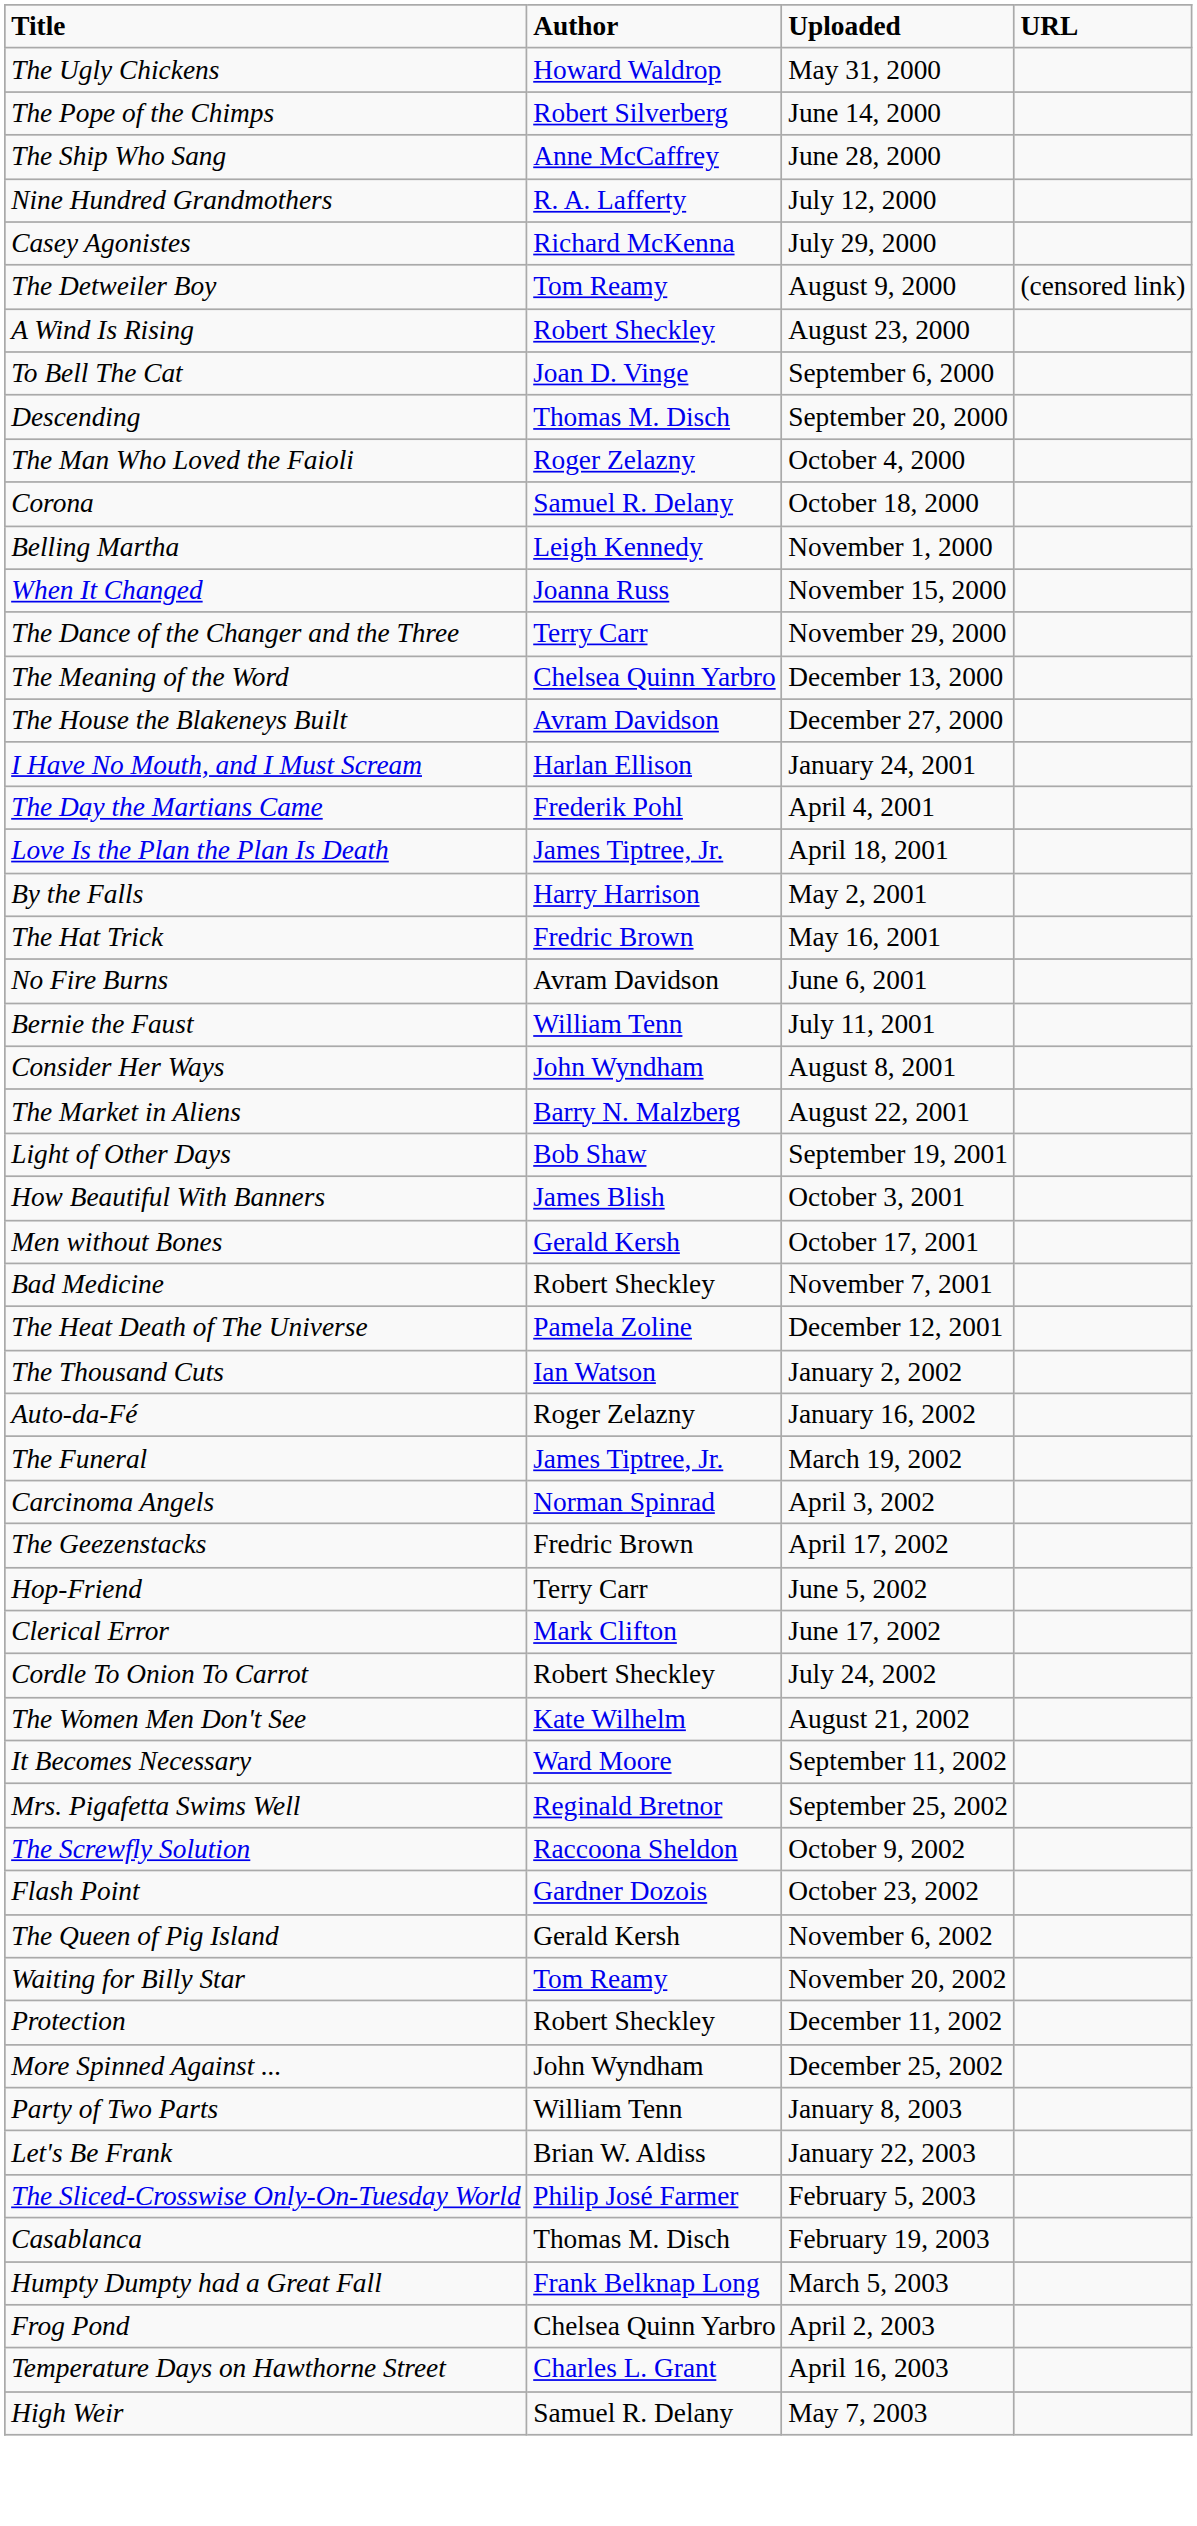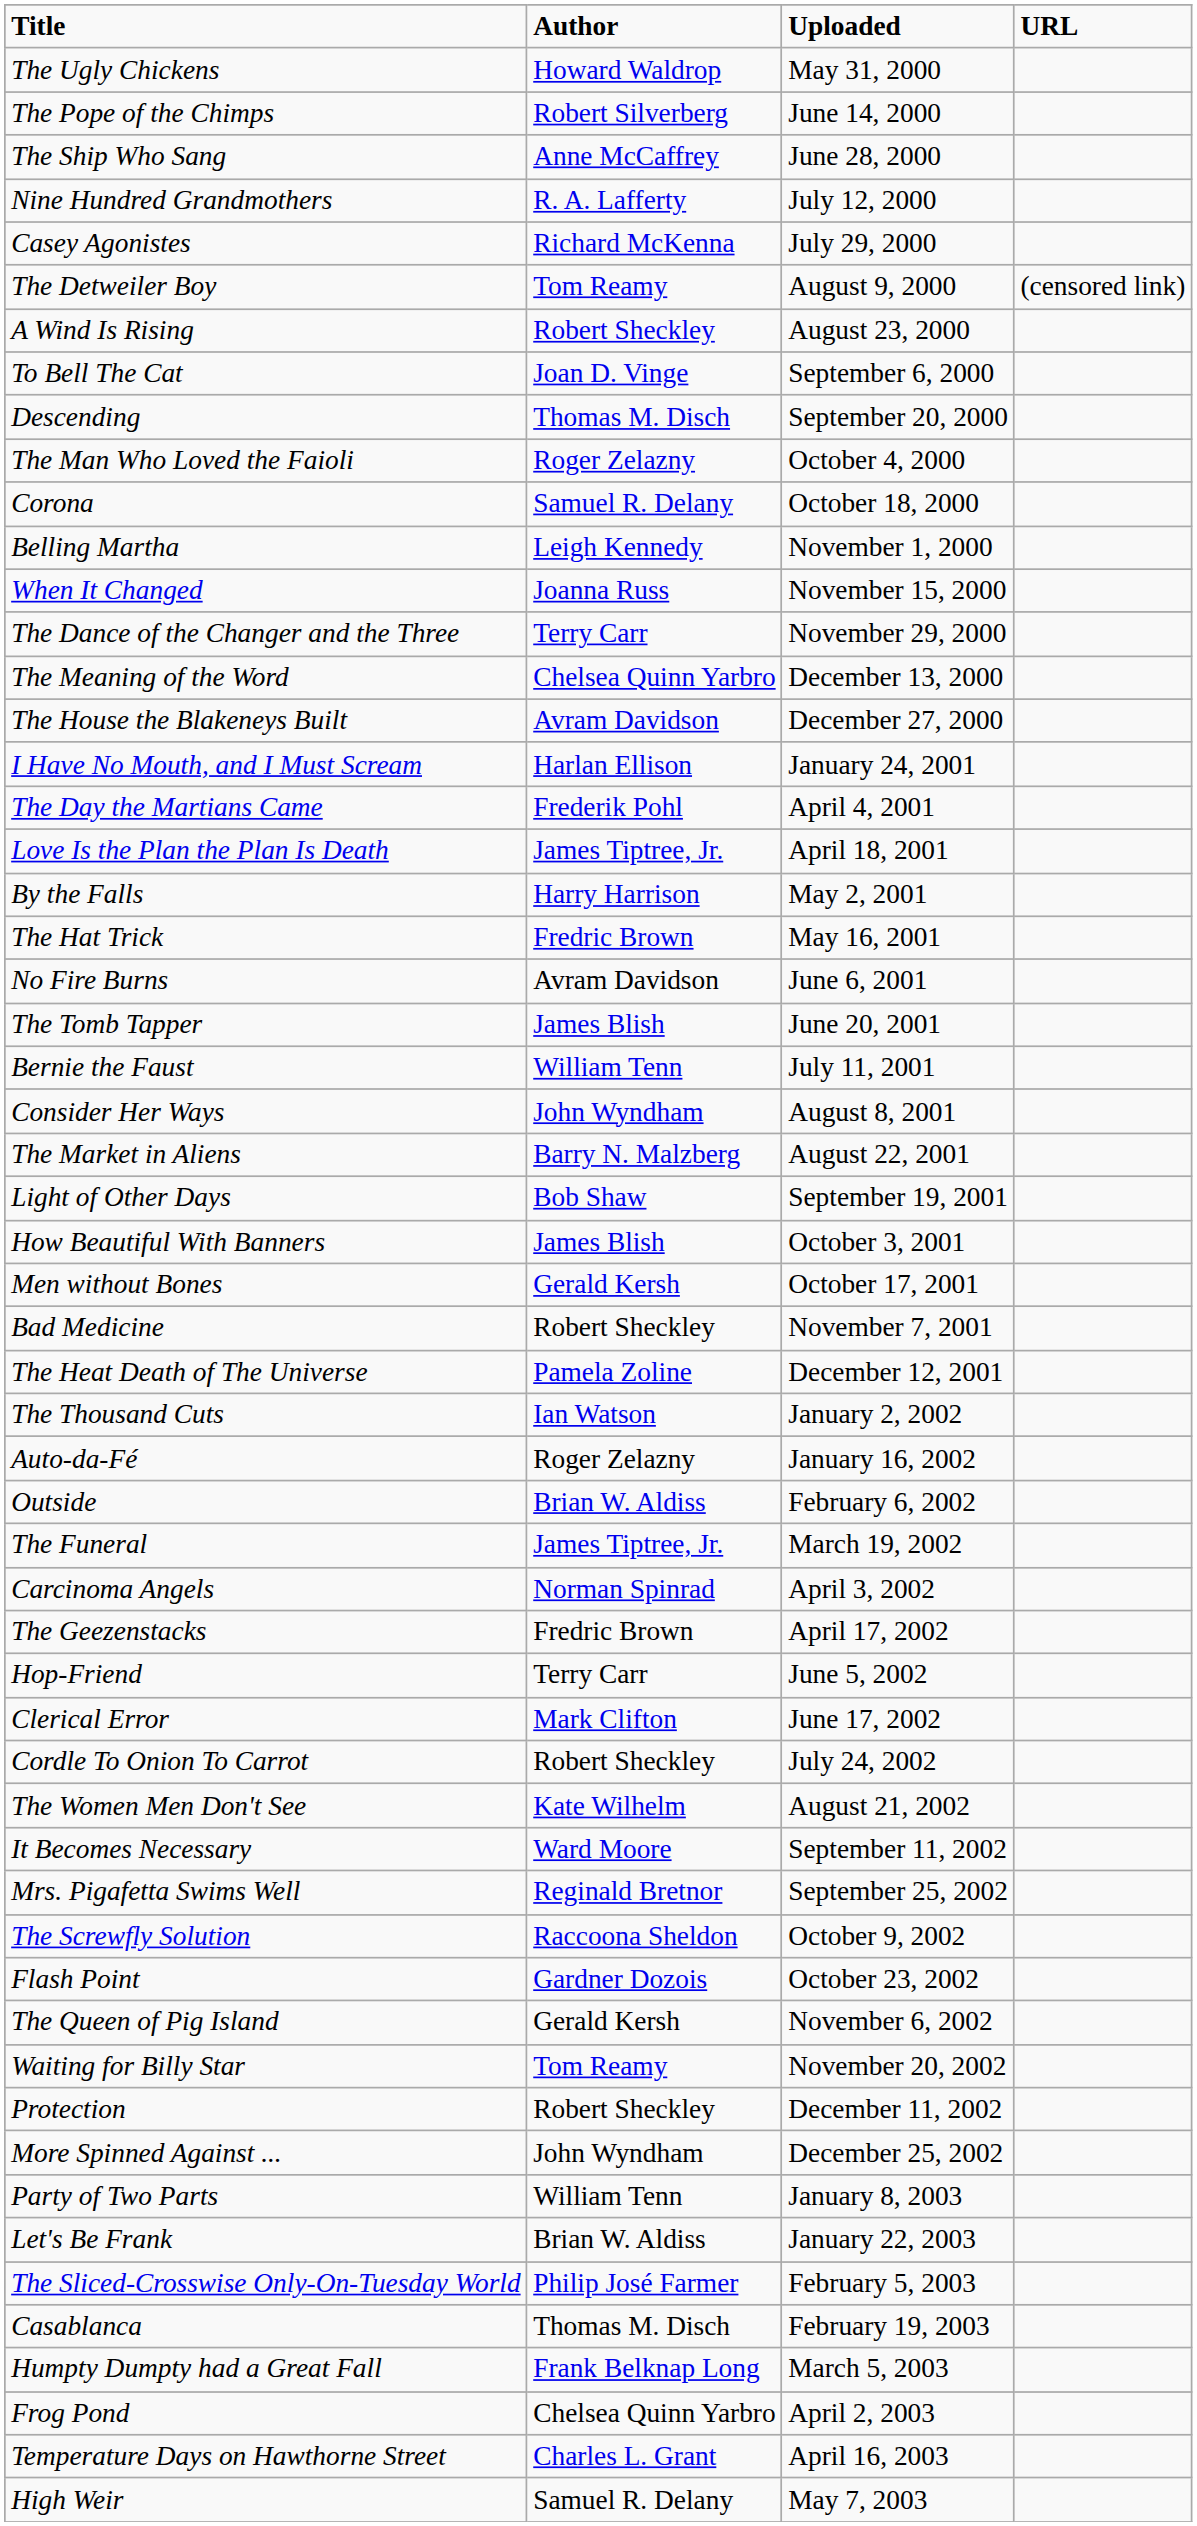+ row: (107, 1024)
+ row: (54, 1501)
